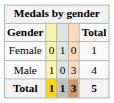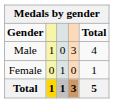rows swapped: (25, 69) <-> (25, 51)
